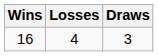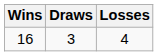columns swapped: (74, 16) <-> (128, 16)
